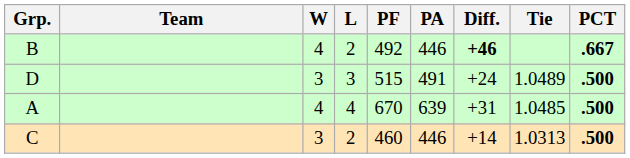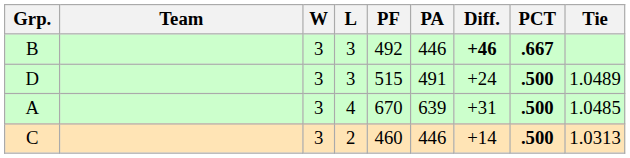columns swapped: (597, 19) <-> (540, 19)
(319, 49) 4 -> (319, 49) 3
(351, 49) 2 -> (351, 49) 3
(319, 108) 4 -> (319, 108) 3
